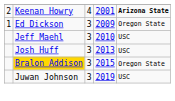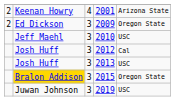(144, 11) bold -> (144, 11) normal
(9, 24) 1 -> (9, 24) 2
+ row: (105, 50)
